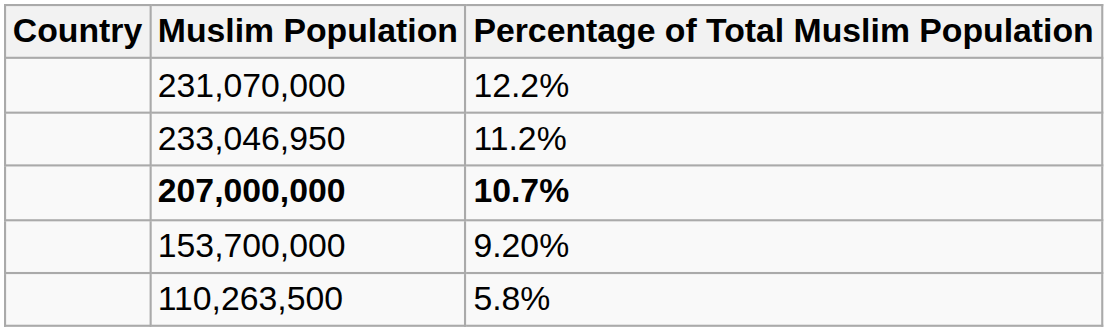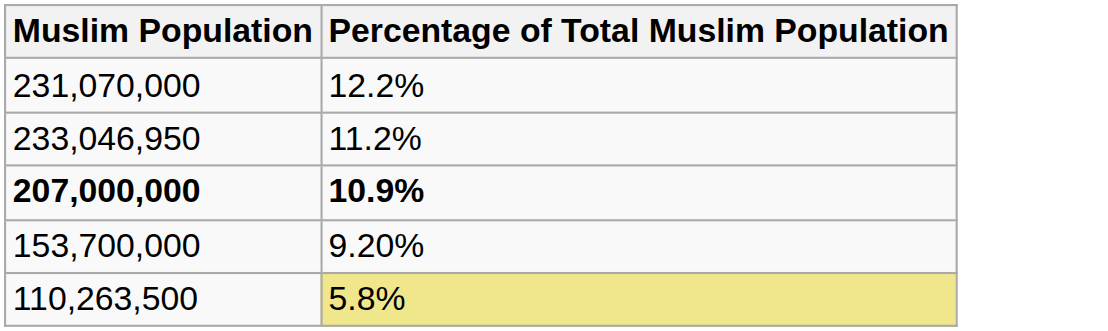- column: (78, 31)
(521, 191) 10.7% -> (376, 191) 10.9%
(512, 298) no background -> (367, 298) khaki background
